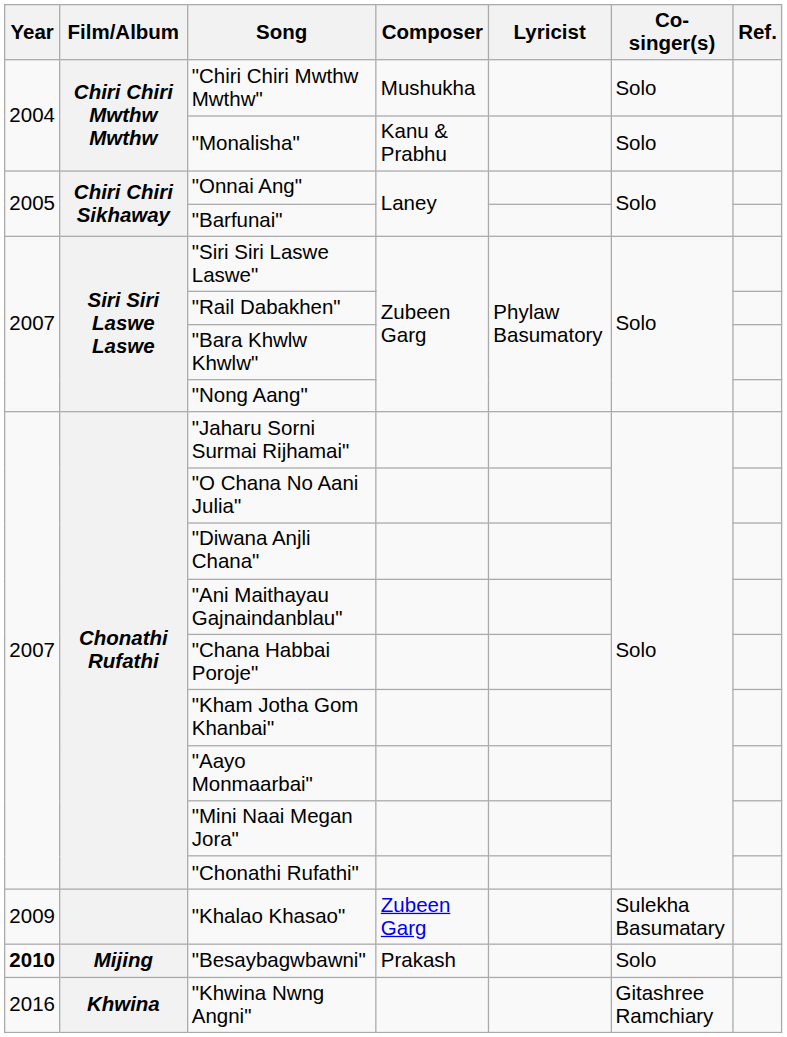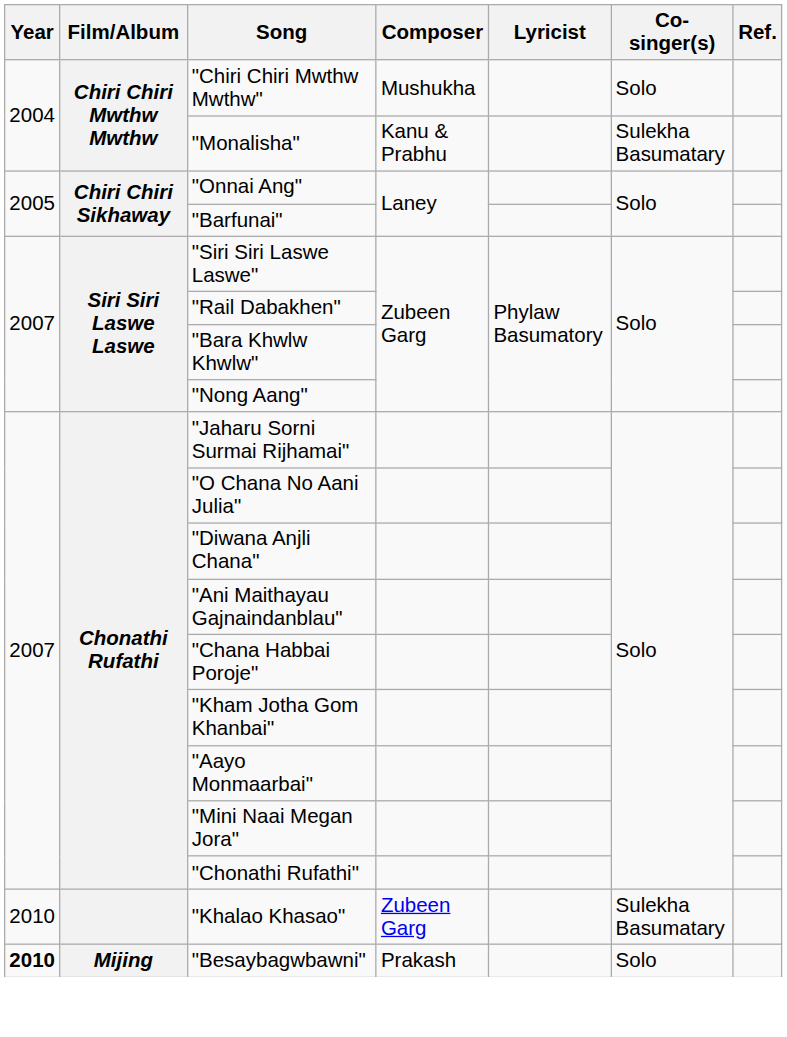(636, 143) Solo -> (670, 143) Sulekha Basumatary
(32, 916) 2009 -> (32, 916) 2010
- row: (258, 1004)
